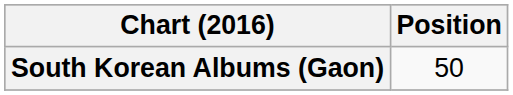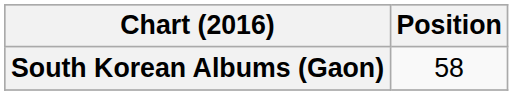(449, 68) 50 -> (449, 68) 58
